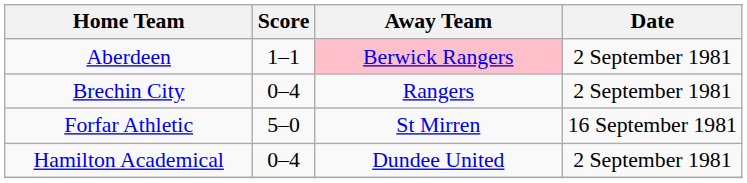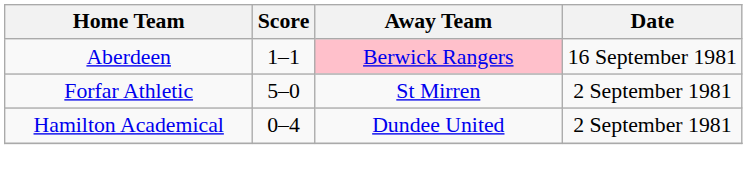(652, 56) 2 September 1981 -> (652, 56) 16 September 1981
- row: (129, 90)
(652, 125) 16 September 1981 -> (652, 90) 2 September 1981
